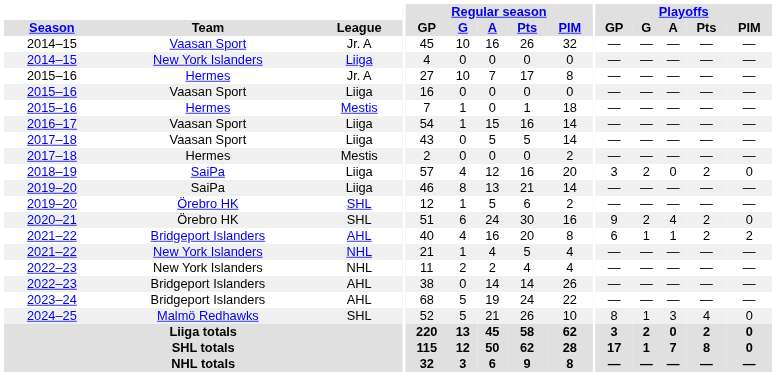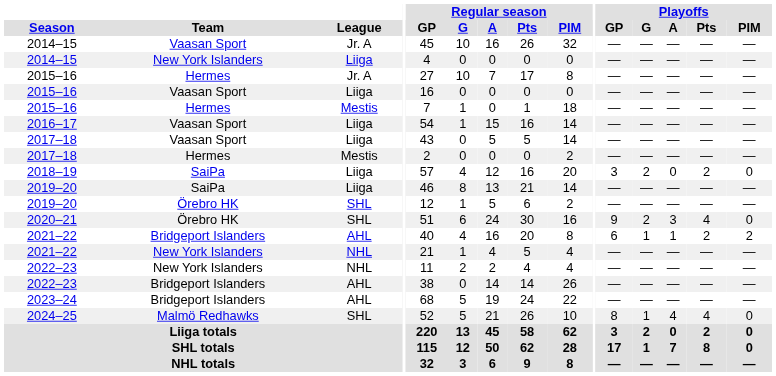(673, 220) 4 -> (673, 220) 3
(706, 220) 2 -> (706, 220) 4
(673, 316) 3 -> (673, 316) 4
